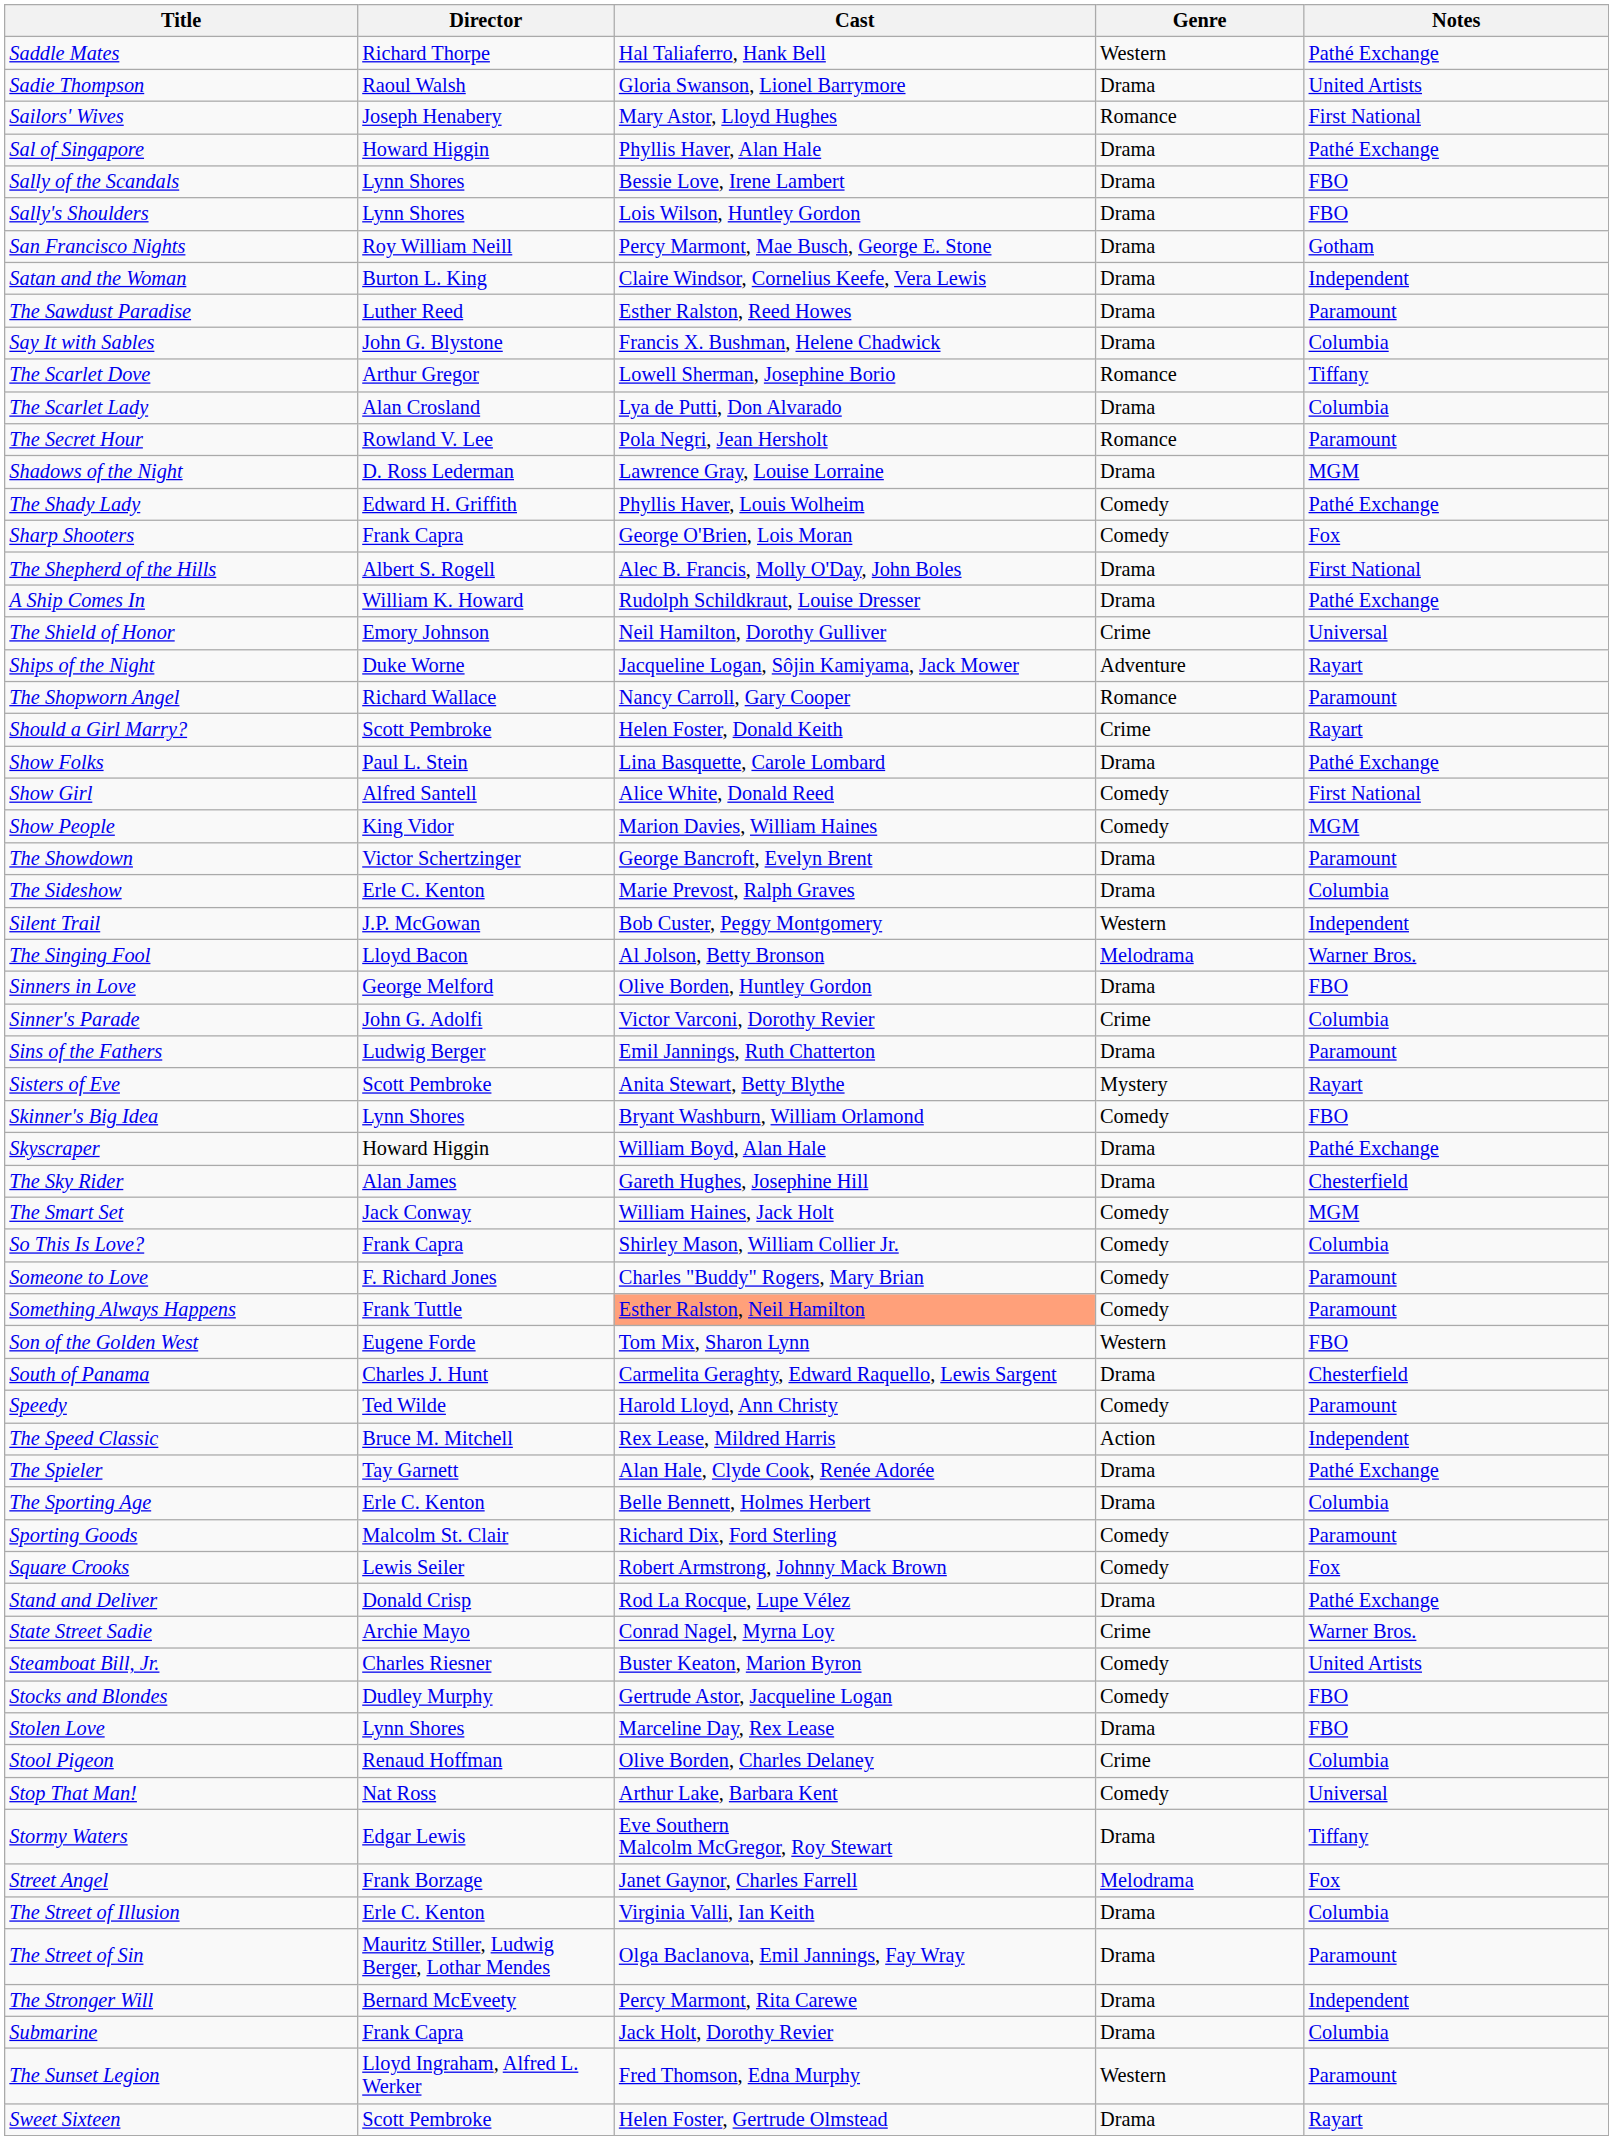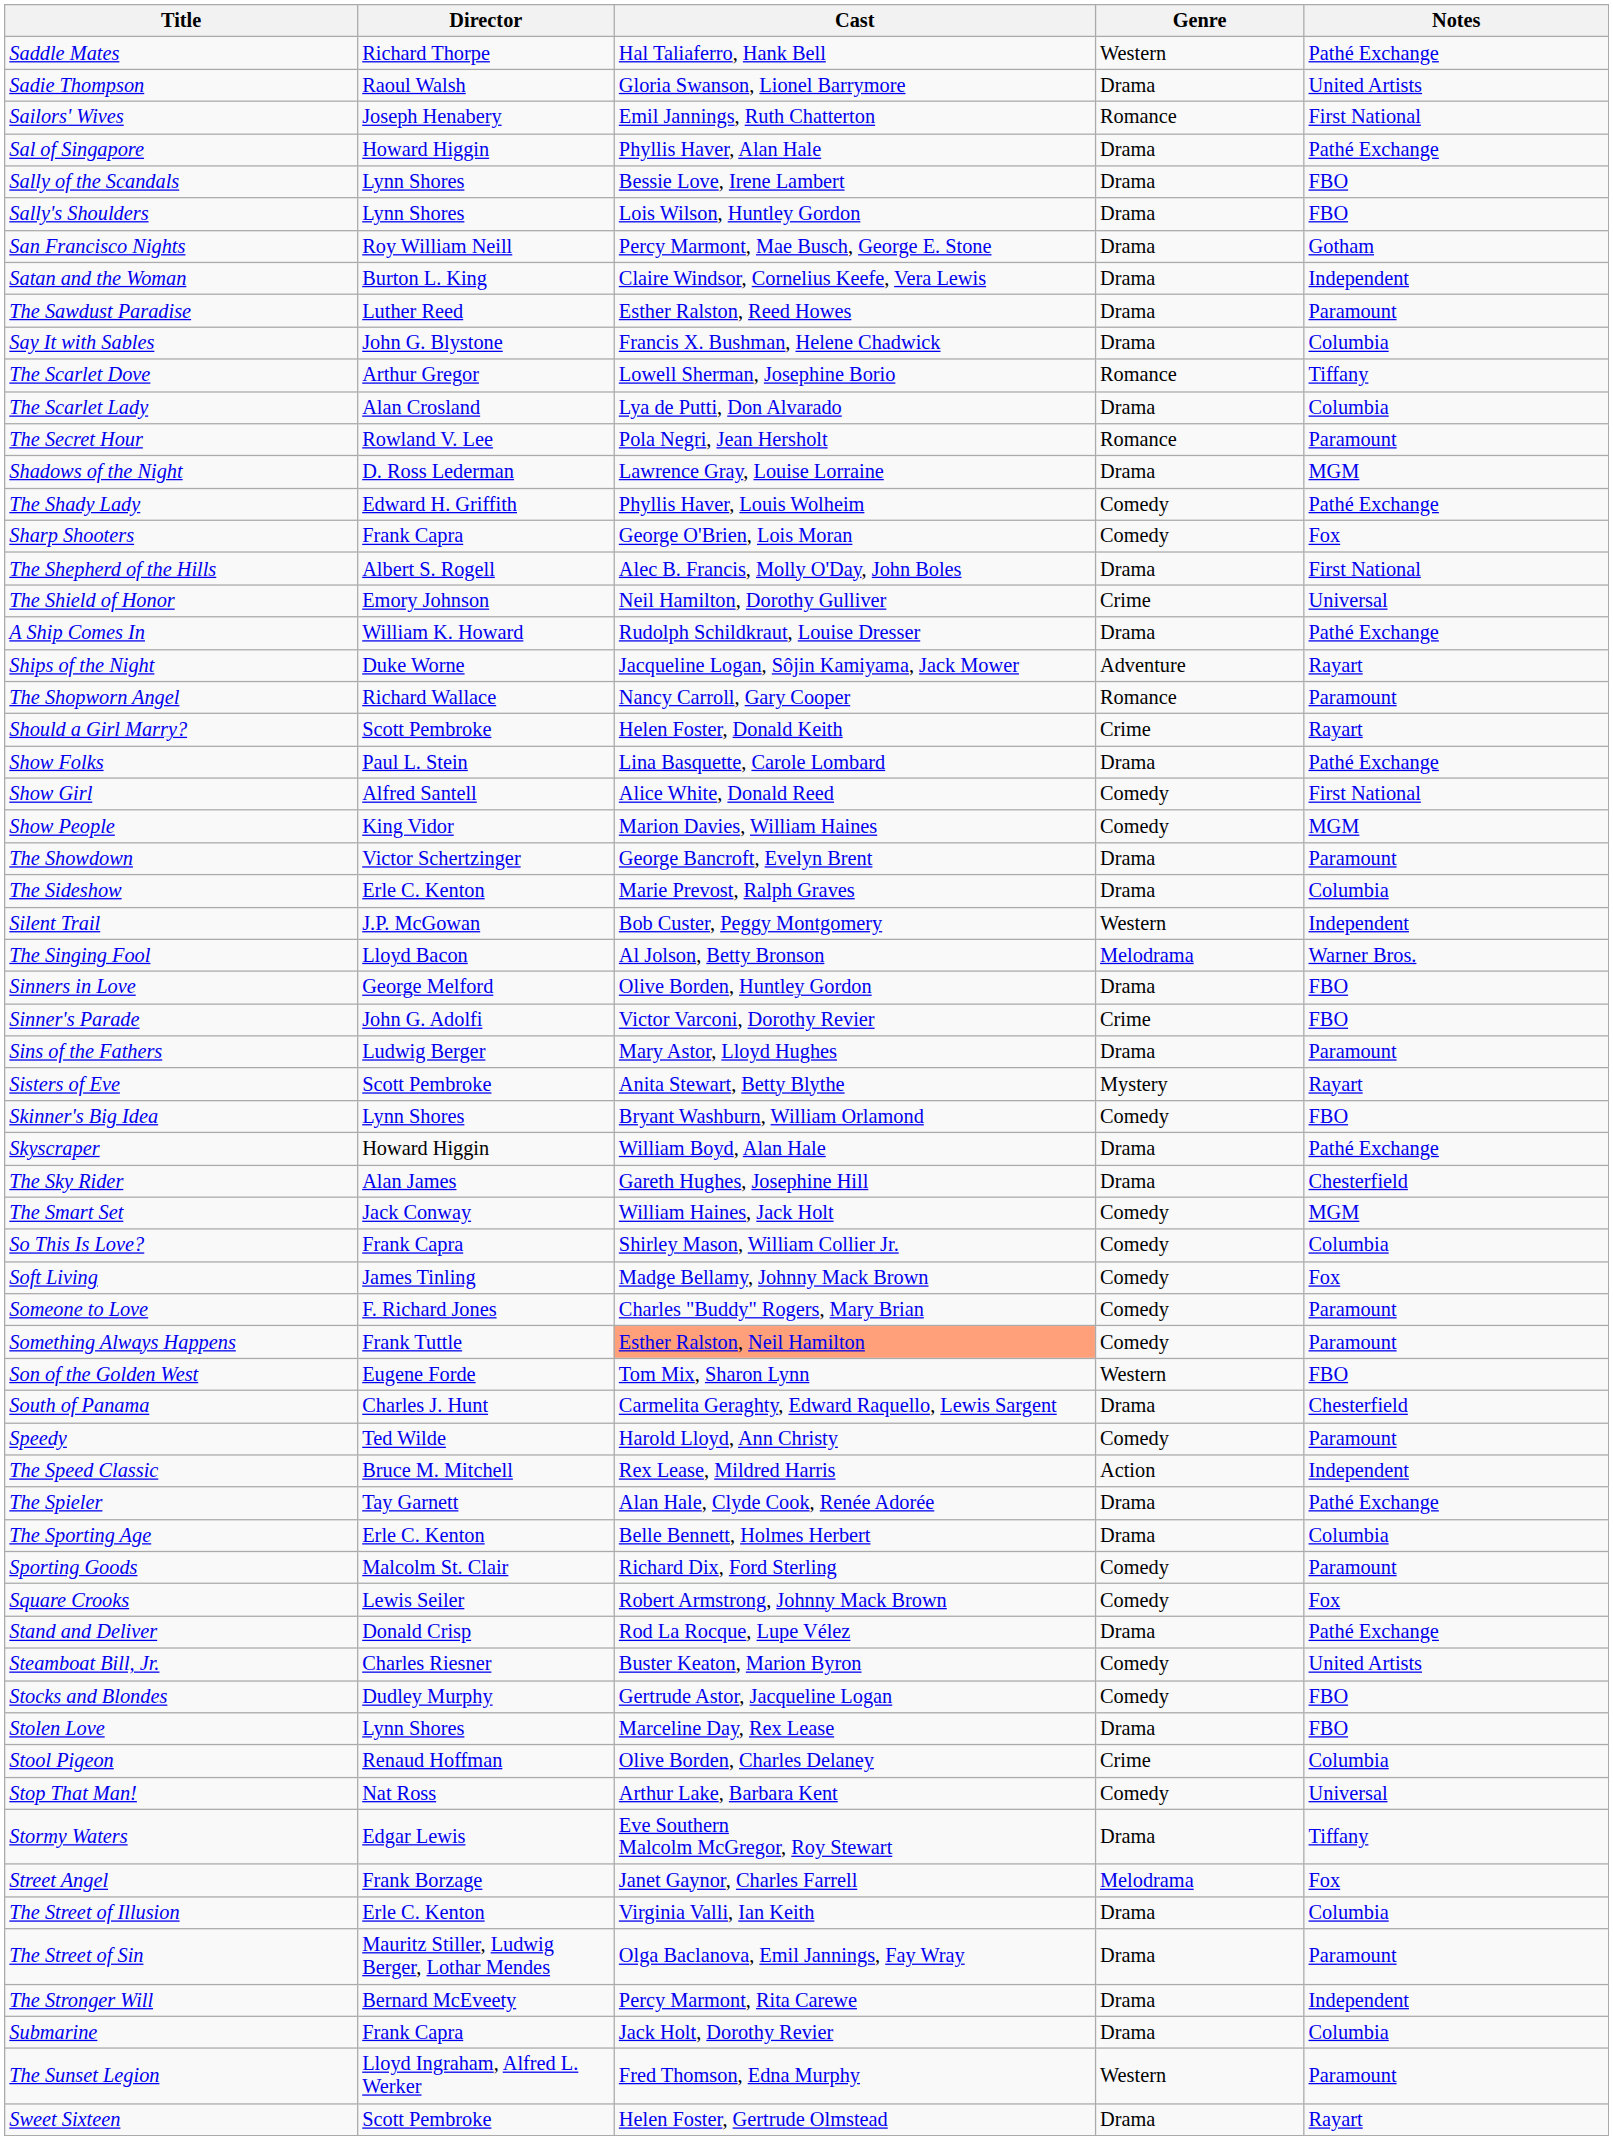(728, 117) Mary Astor, Lloyd Hughes -> (747, 117) Emil Jannings, Ruth Chatterton
rows swapped: (92, 632) <-> (77, 600)
(1349, 1019) Columbia -> (1328, 1019) FBO
(747, 1051) Emil Jannings, Ruth Chatterton -> (728, 1051) Mary Astor, Lloyd Hughes
+ row: (54, 1277)
- row: (81, 1631)
